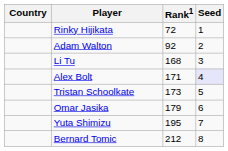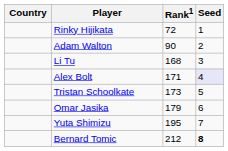(170, 45) 92 -> (170, 45) 90
(201, 138) normal -> (201, 138) bold
